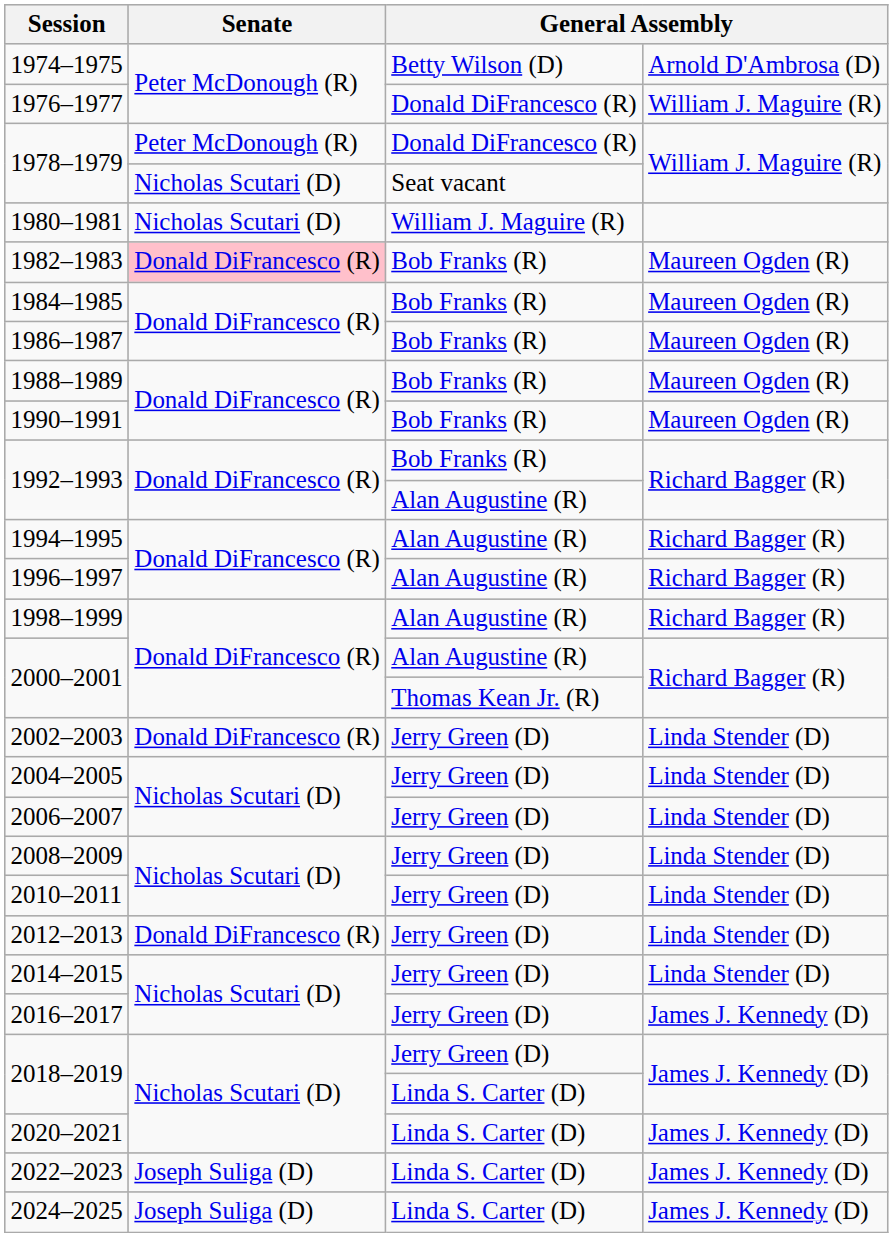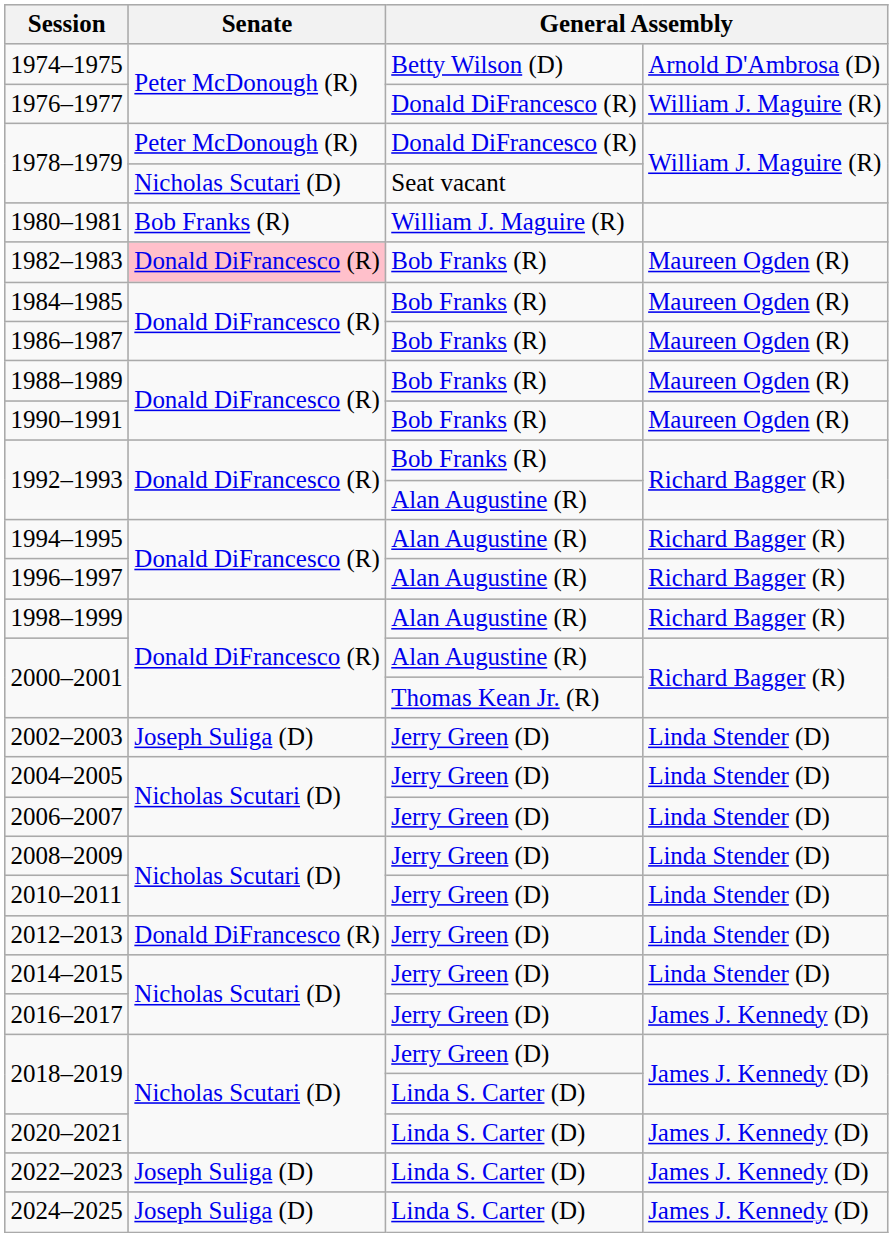(238, 222) Nicholas Scutari (D) -> (212, 222) Bob Franks (R)
(257, 736) Donald DiFrancesco (R) -> (224, 736) Joseph Suliga (D)
